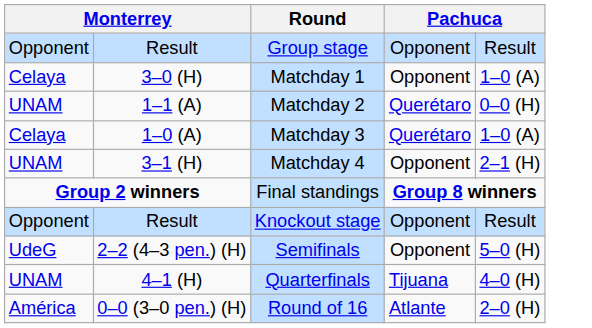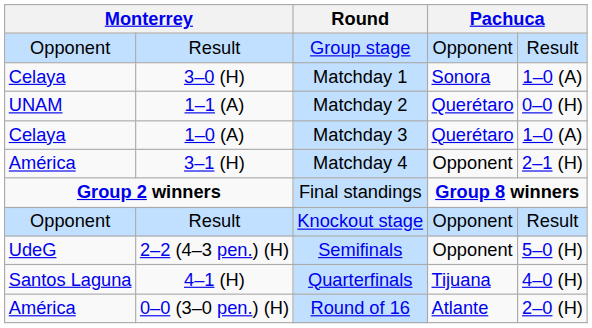(430, 76) Opponent -> (461, 76) Sonora
(36, 163) UNAM -> (42, 163) América
(36, 279) UNAM -> (70, 279) Santos Laguna
